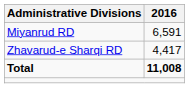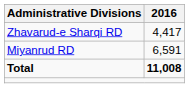rows swapped: (41, 31) <-> (65, 50)
